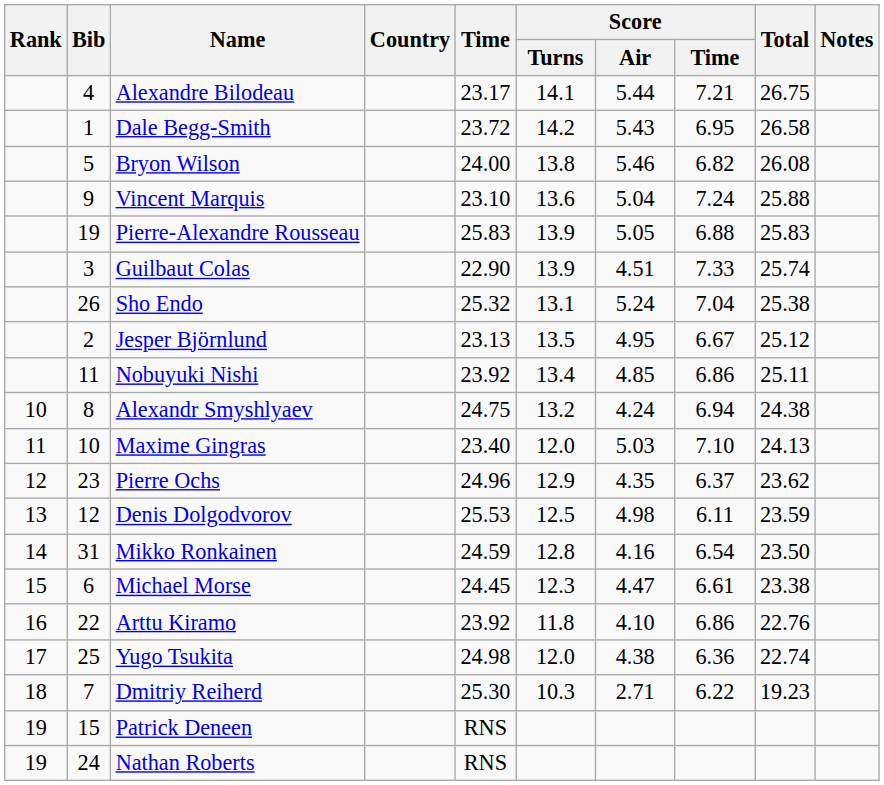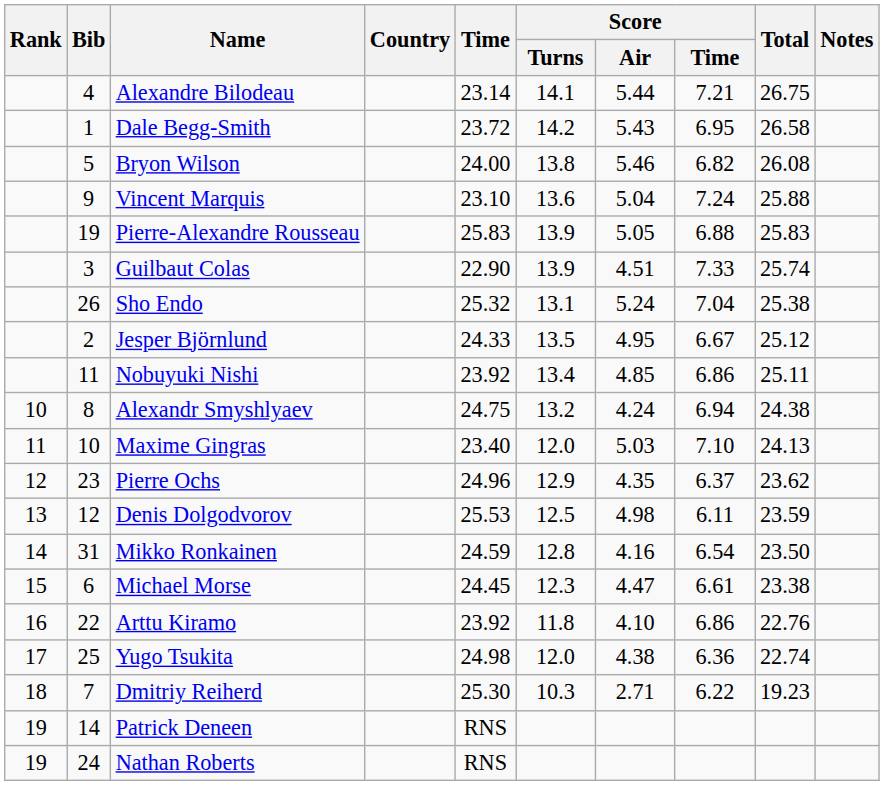(485, 92) 23.17 -> (485, 92) 23.14
(485, 339) 23.13 -> (485, 339) 24.33
(89, 727) 15 -> (89, 727) 14
